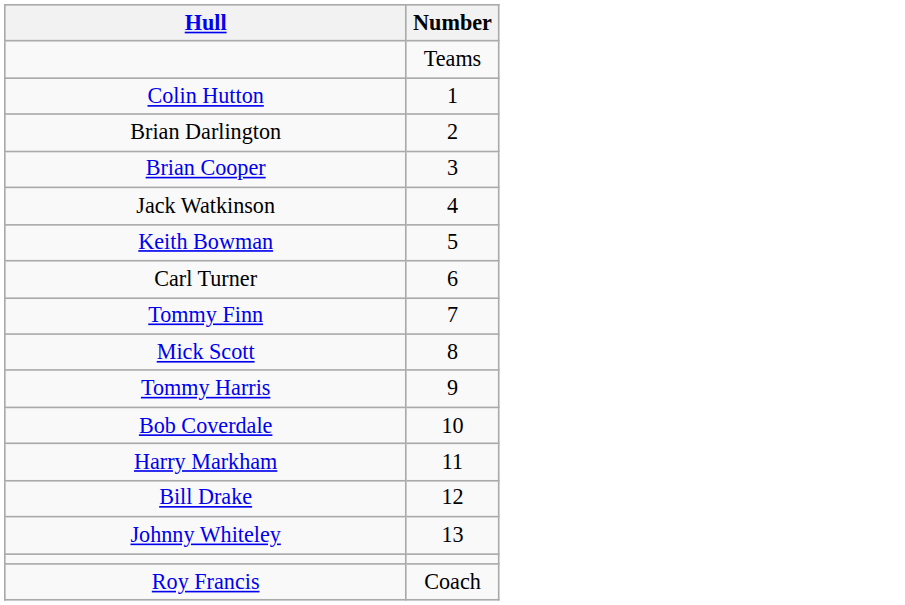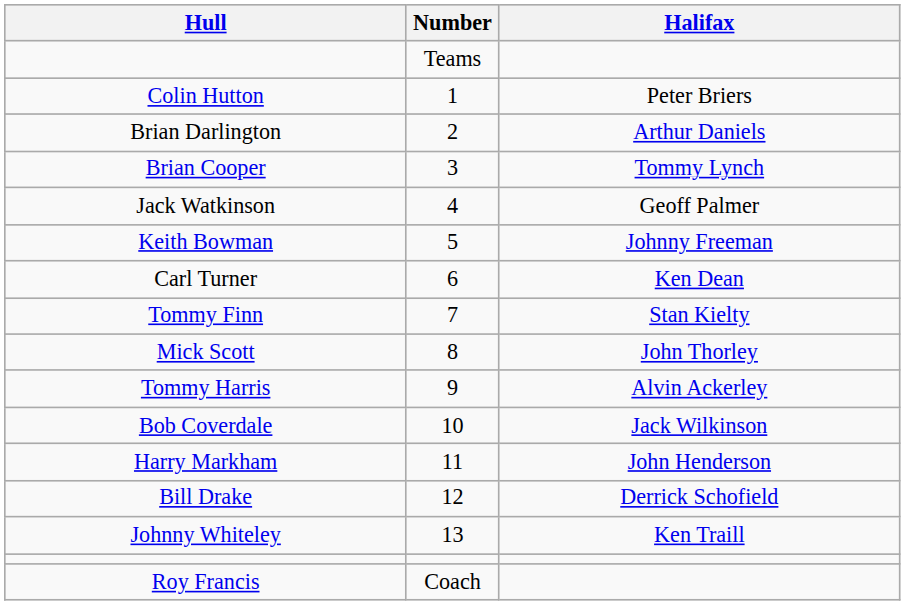+ column: (699, 22)
